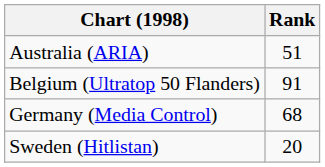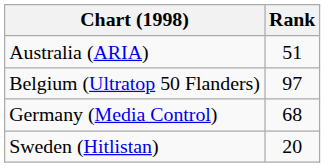(292, 83) 91 -> (292, 83) 97
